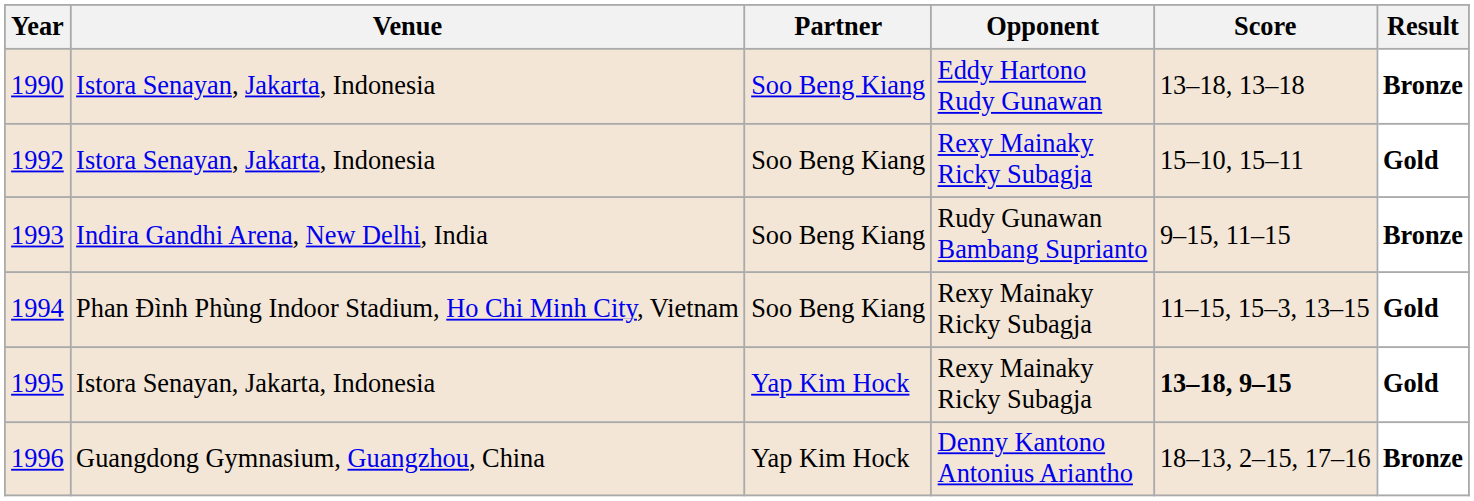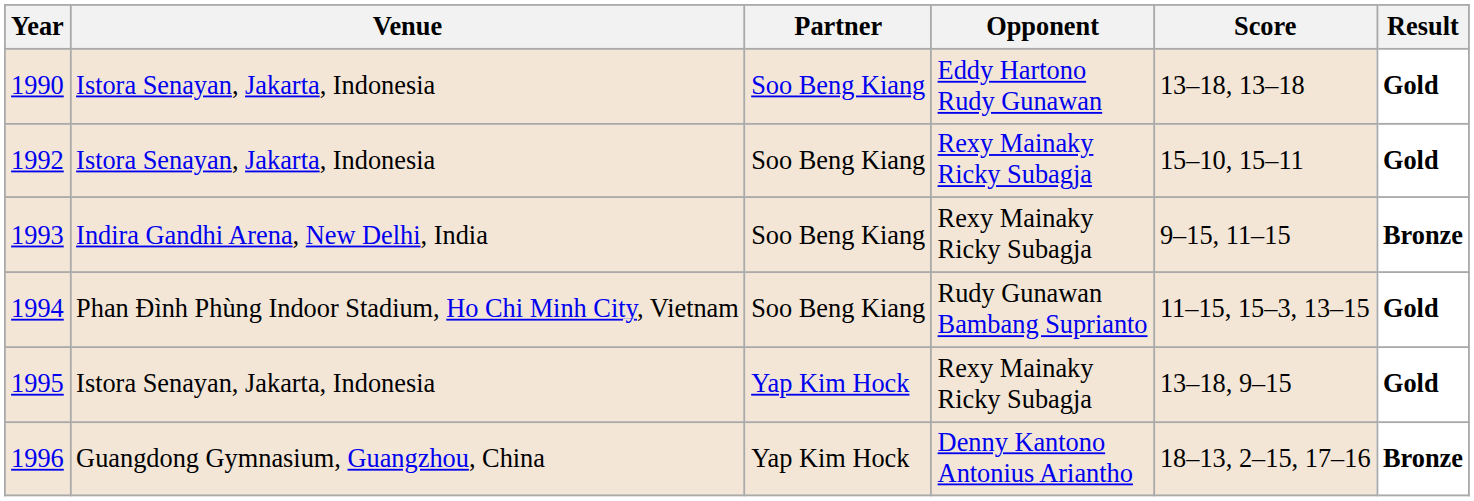(1423, 85) Bronze -> (1411, 85) Gold
(1043, 234) Rudy Gunawan Bambang Suprianto -> (1016, 234) Rexy Mainaky Ricky Subagja
(1016, 309) Rexy Mainaky Ricky Subagja -> (1043, 309) Rudy Gunawan Bambang Suprianto
(1226, 383) bold -> (1226, 383) normal
